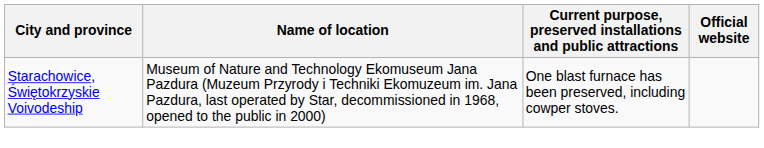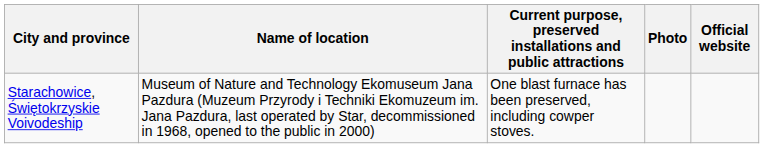+ column: (668, 39)
